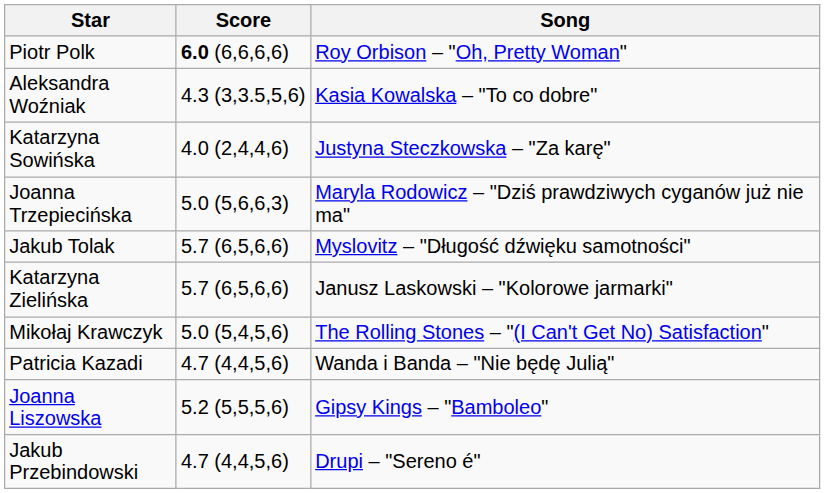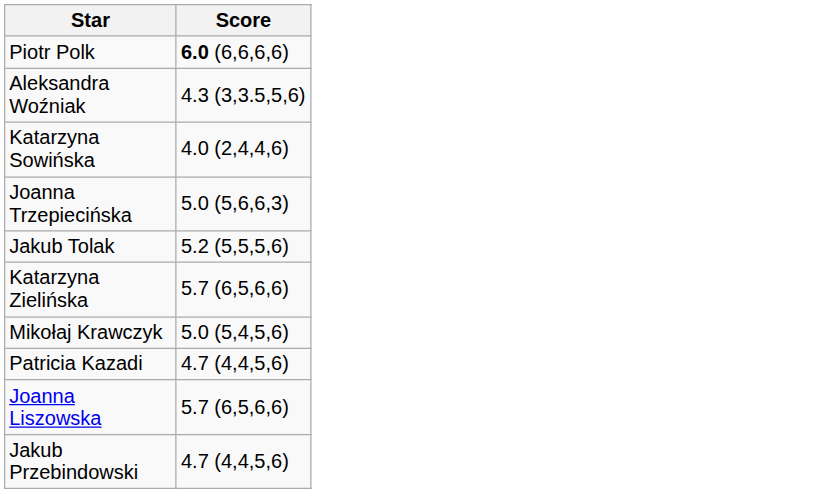- column: (565, 20)
(235, 246) 5.7 (6,5,6,6) -> (235, 246) 5.2 (5,5,5,6)
(235, 407) 5.2 (5,5,5,6) -> (235, 407) 5.7 (6,5,6,6)
